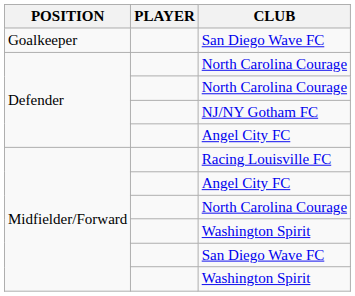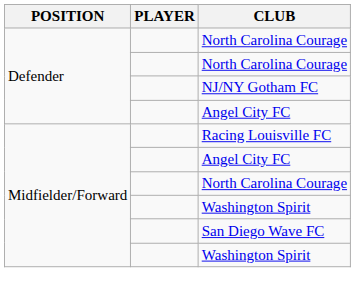- row: (43, 40)
